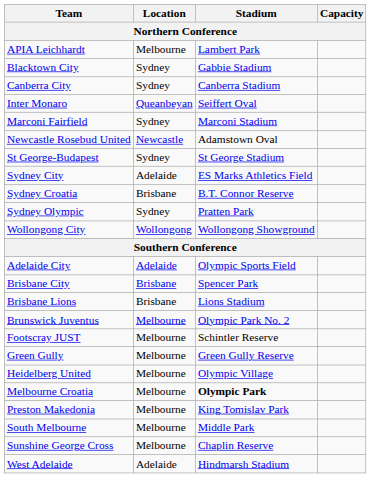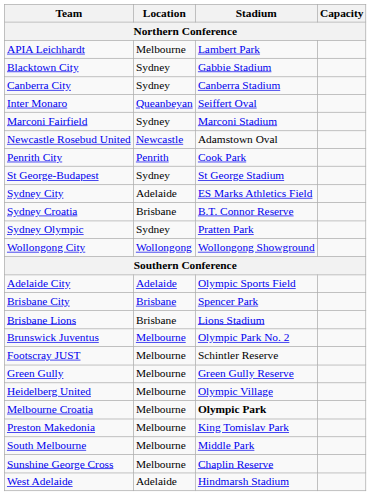+ row: (35, 157)
